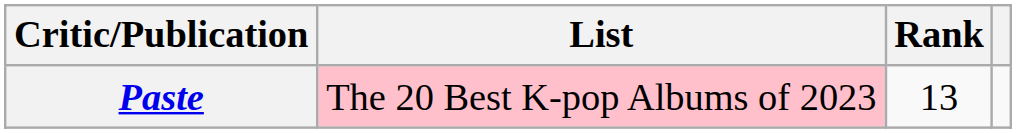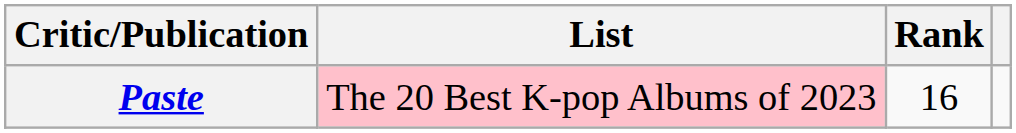(939, 95) 13 -> (939, 95) 16
